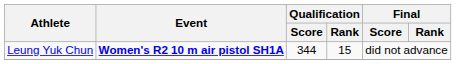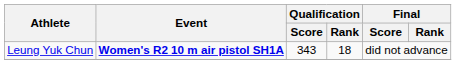(307, 51) 344 -> (307, 51) 343
(345, 51) 15 -> (345, 51) 18
